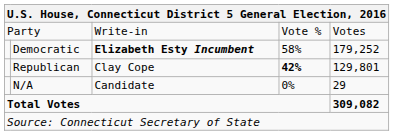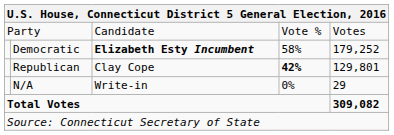(121, 31) Write-in -> (124, 31) Candidate
(124, 85) Candidate -> (121, 85) Write-in
